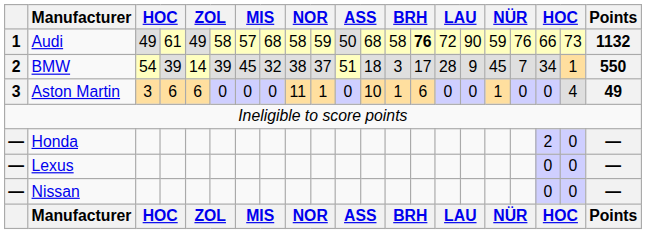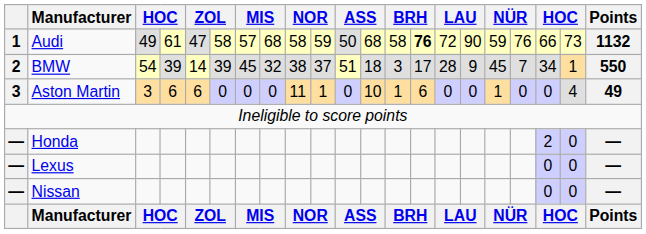(198, 41) 49 -> (198, 41) 47
